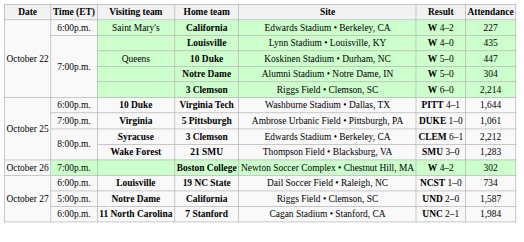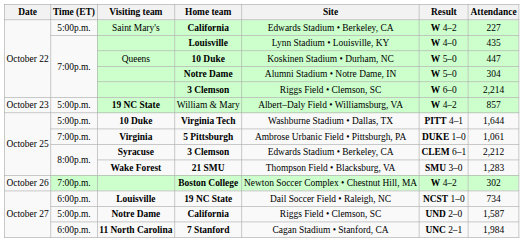(74, 27) 6:00p.m. -> (74, 27) 5:00p.m.
+ row: (136, 105)
(74, 105) 6:00p.m. -> (74, 121) 5:00p.m.
